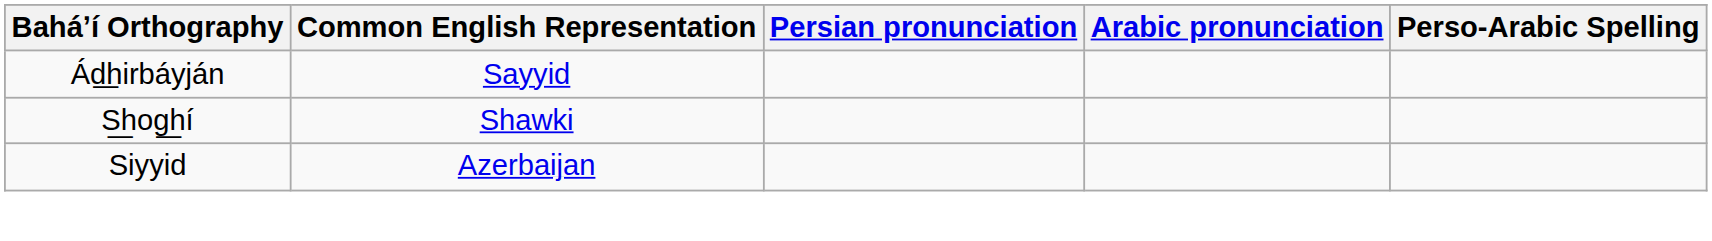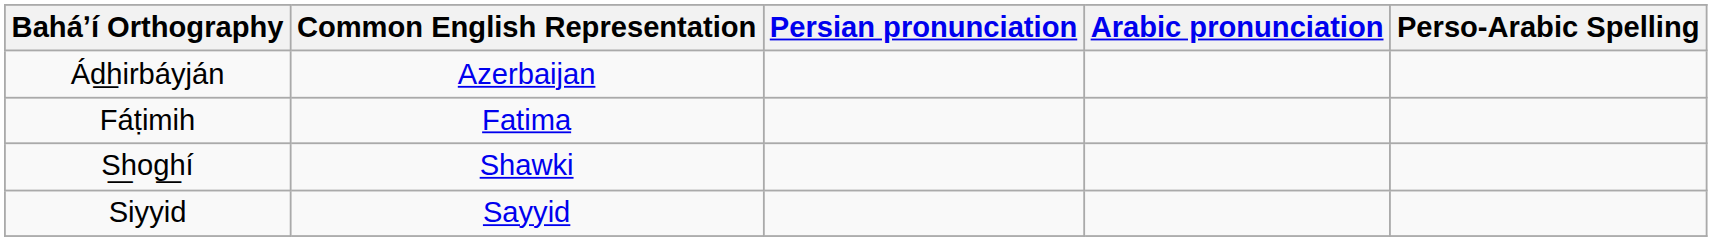(527, 73) Sayyid -> (527, 73) Azerbaijan
+ row: (148, 119)
(527, 166) Azerbaijan -> (527, 212) Sayyid
